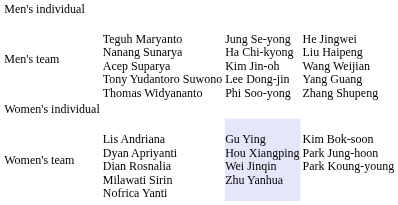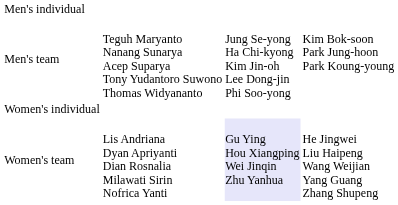(340, 66) He Jingwei Liu Haipeng Wang Weijian Yang Guang Zhang Shupeng -> (348, 52) Kim Bok-soon Park Jung-hoon Park Koung-young
(348, 153) Kim Bok-soon Park Jung-hoon Park Koung-young -> (340, 166) He Jingwei Liu Haipeng Wang Weijian Yang Guang Zhang Shupeng
